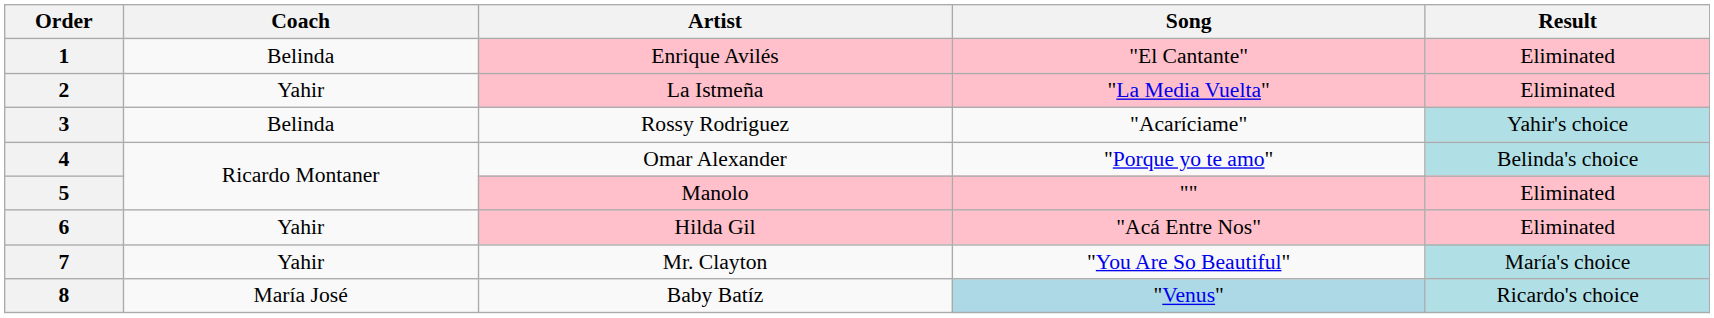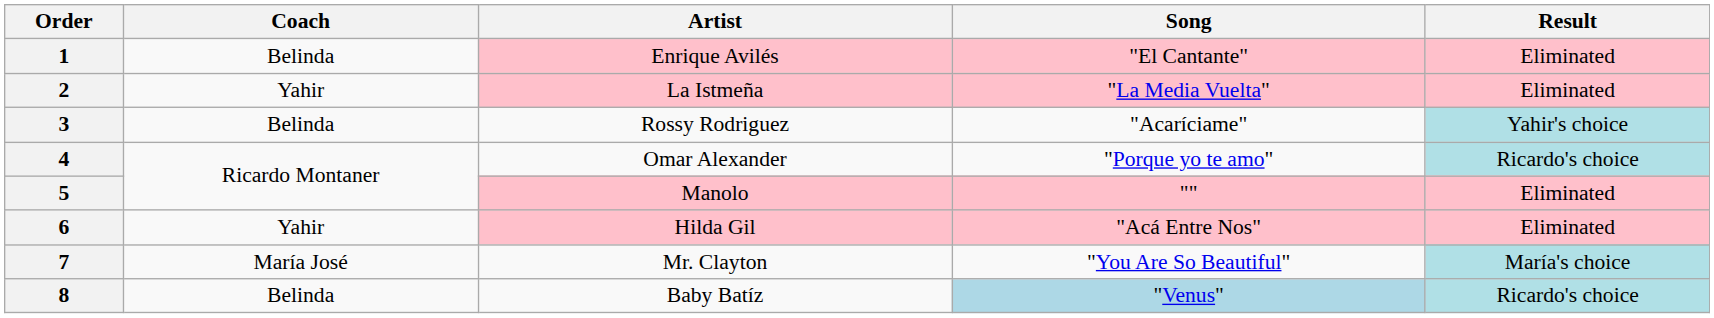(1568, 158) Belinda's choice -> (1568, 158) Ricardo's choice
(301, 261) Yahir -> (301, 261) María José
(301, 295) María José -> (301, 295) Belinda
